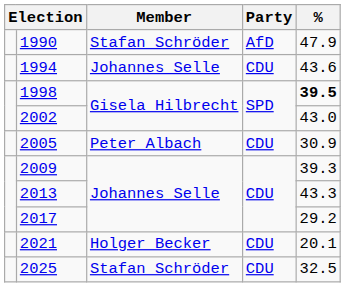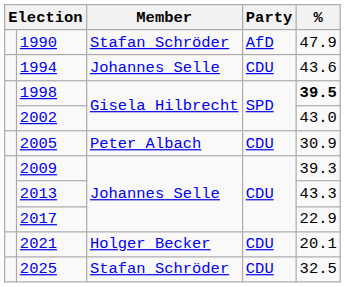(318, 219) 29.2 -> (318, 219) 22.9
